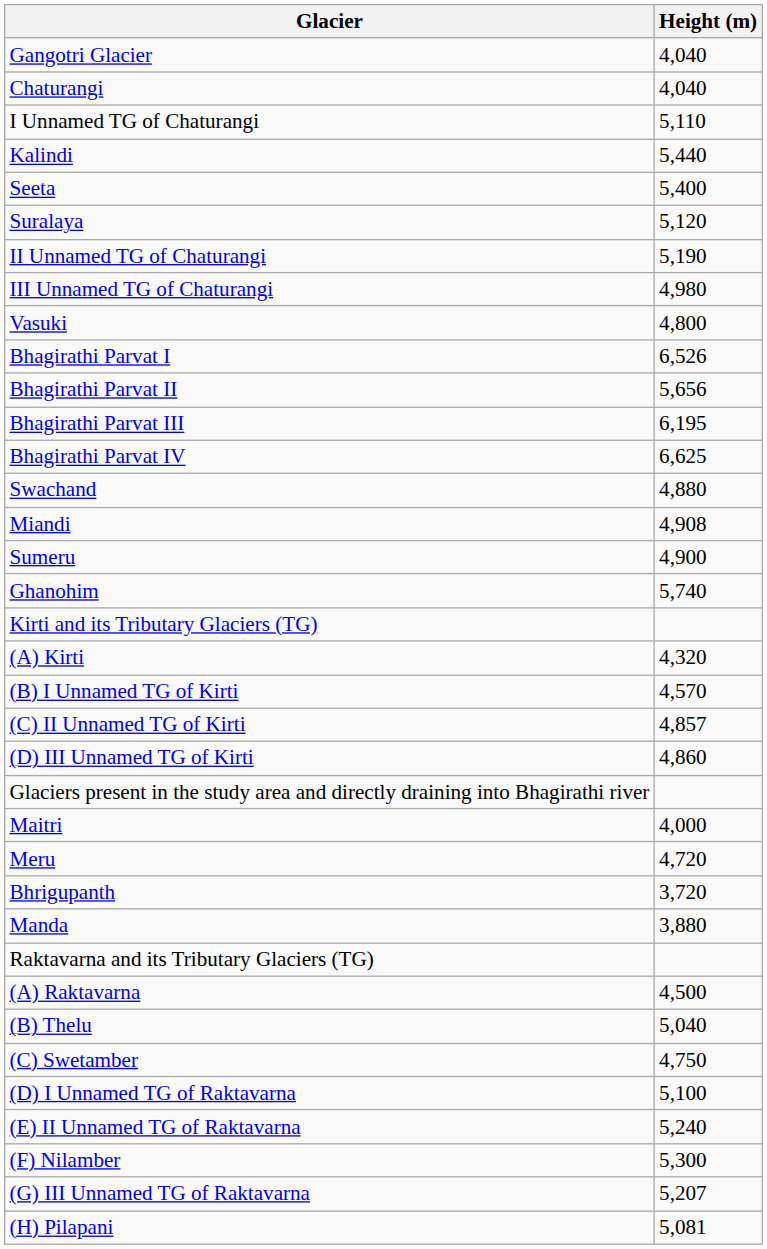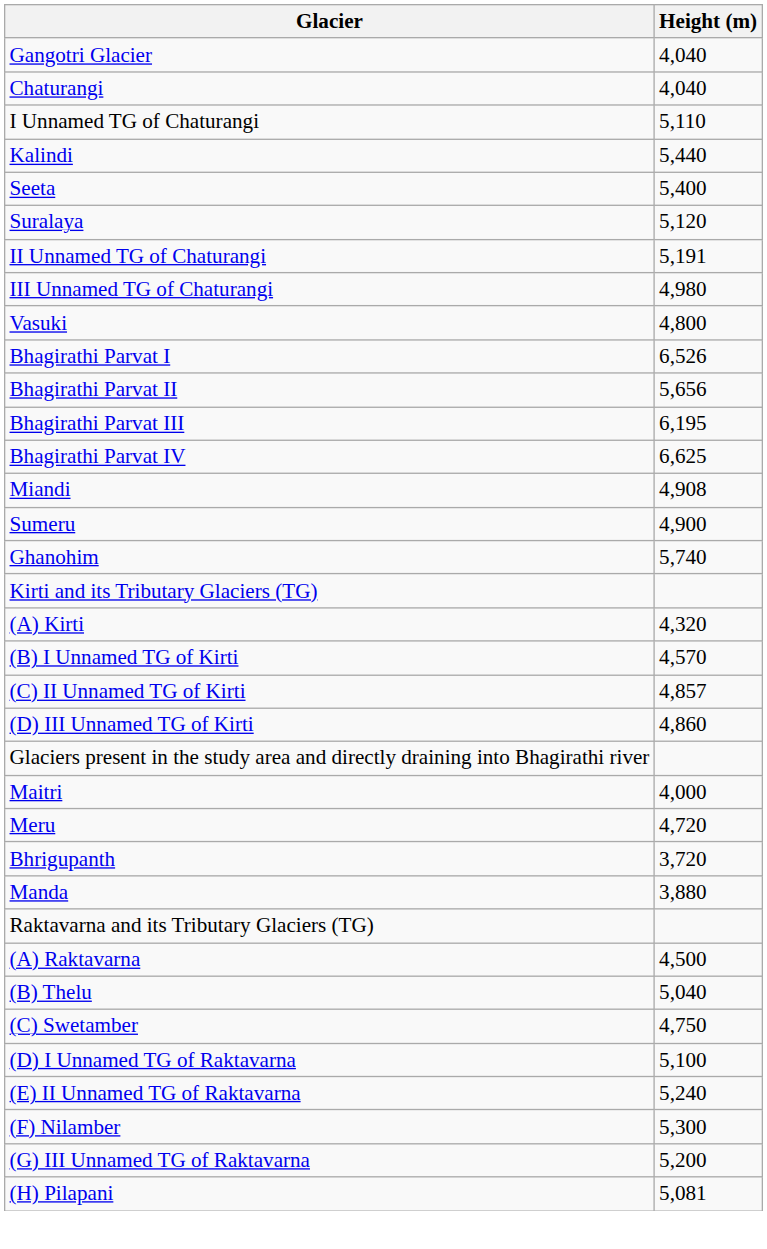(683, 255) 5,190 -> (683, 255) 5,191
- row: (53, 490)
(683, 1193) 5,207 -> (683, 1160) 5,200
